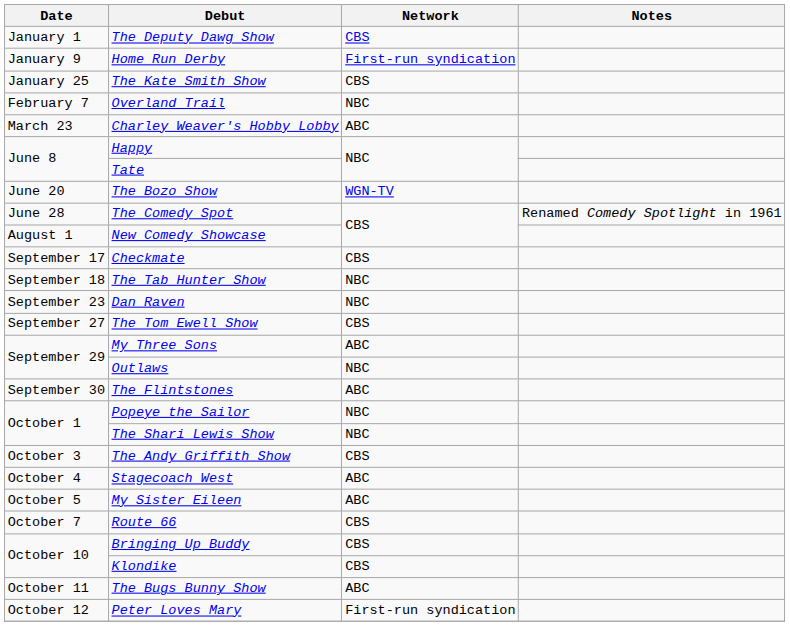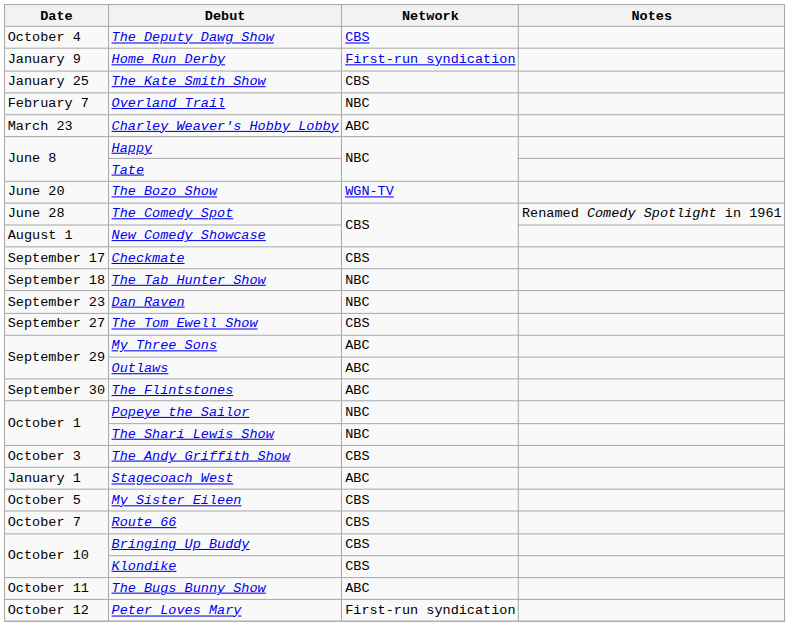(44, 38) January 1 -> (44, 38) October 4
(357, 368) NBC -> (357, 368) ABC
(44, 478) October 4 -> (44, 478) January 1
(357, 500) ABC -> (357, 500) CBS
